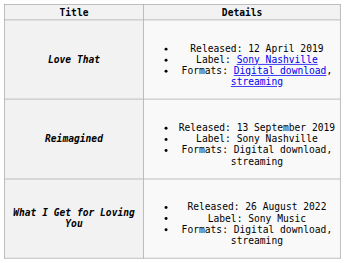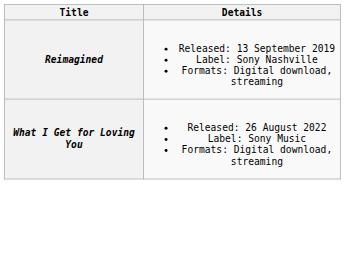- row: (74, 60)
